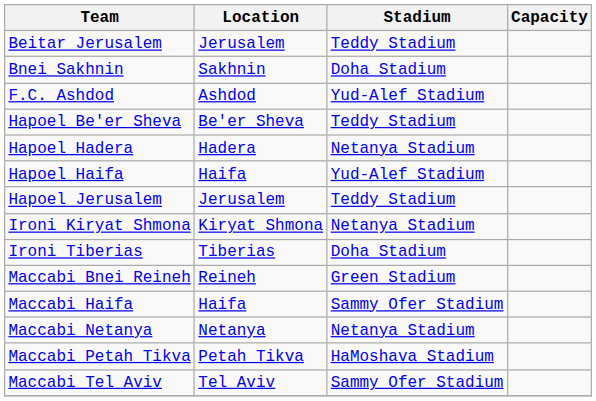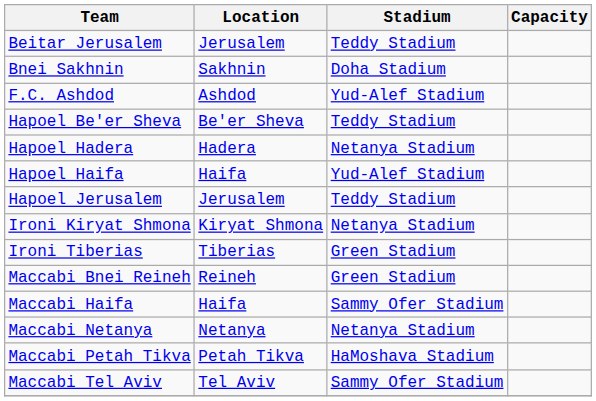(388, 252) Doha Stadium -> (393, 252) Green Stadium
